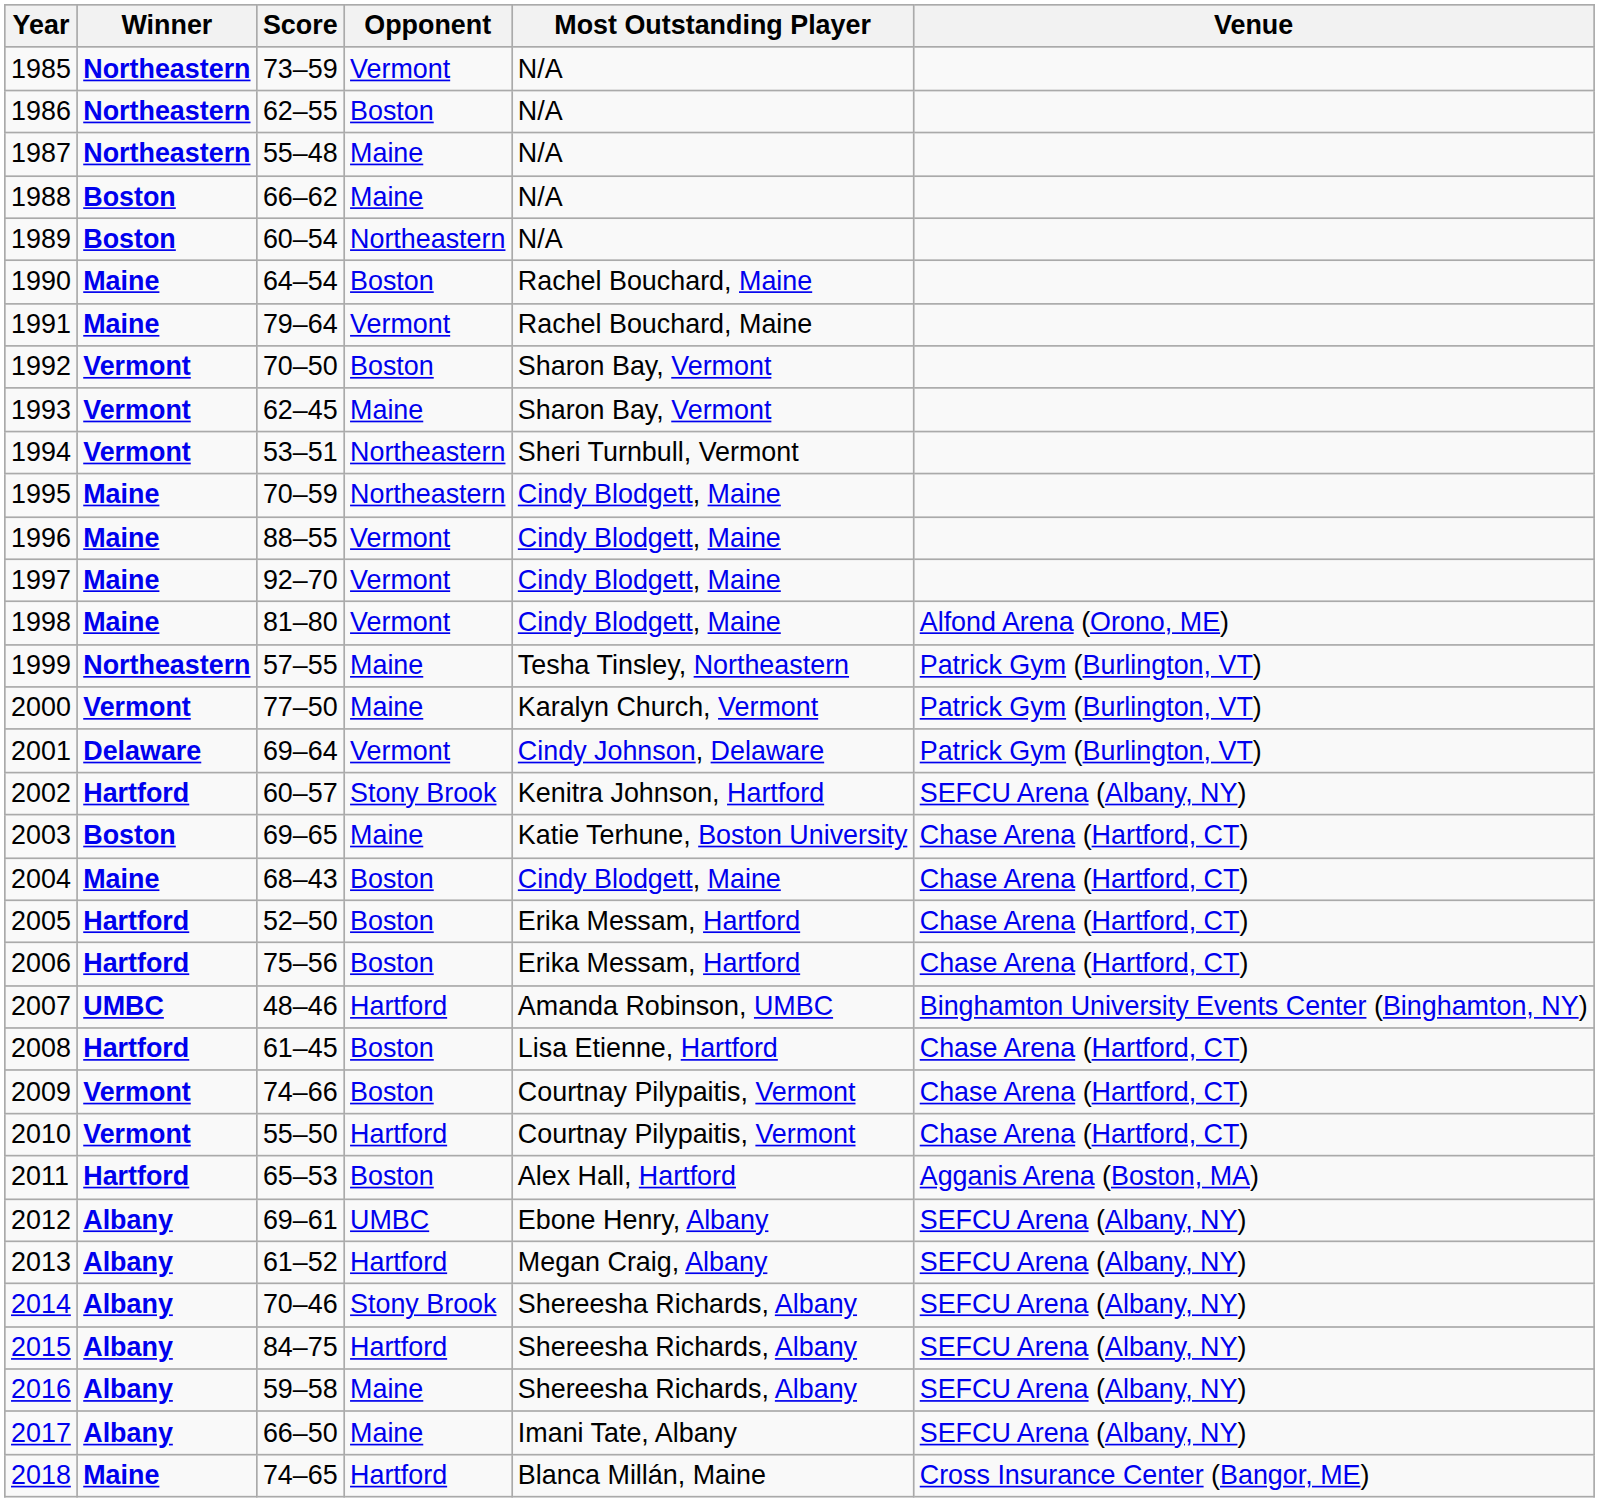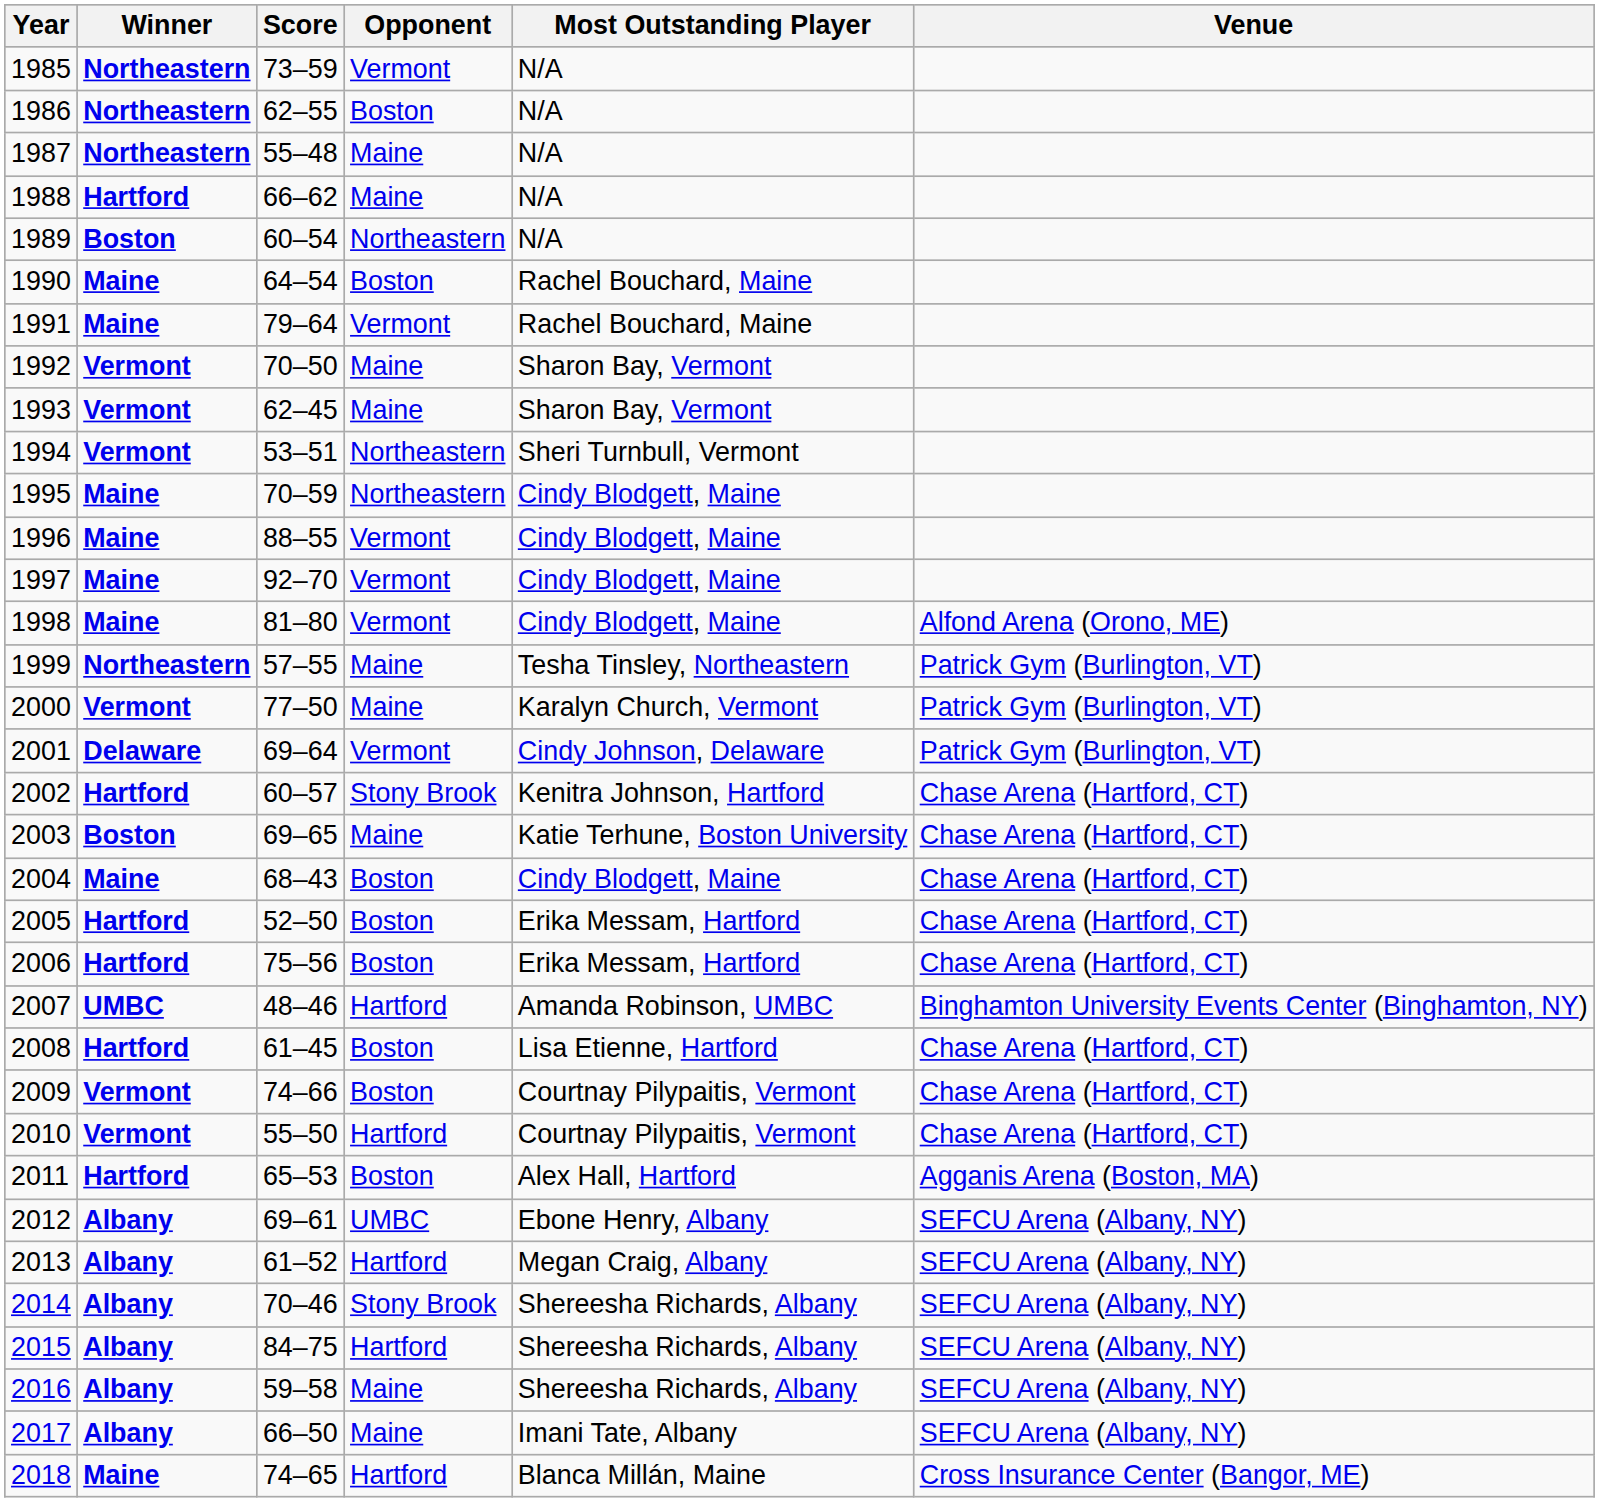(130, 196) Boston -> (136, 196) Hartford
(392, 366) Boston -> (387, 366) Maine
(1083, 793) SEFCU Arena (Albany, NY) -> (1084, 793) Chase Arena (Hartford, CT)
